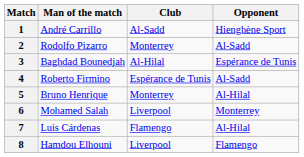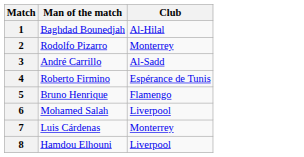- column: (256, 12)
(71, 29) André Carrillo -> (83, 29) Baghdad Bounedjah
(147, 29) Al-Sadd -> (147, 29) Al-Hilal
(83, 62) Baghdad Bounedjah -> (71, 62) André Carrillo
(147, 62) Al-Hilal -> (147, 62) Al-Sadd
(152, 95) Monterrey -> (151, 95) Flamengo
(151, 128) Flamengo -> (152, 128) Monterrey
